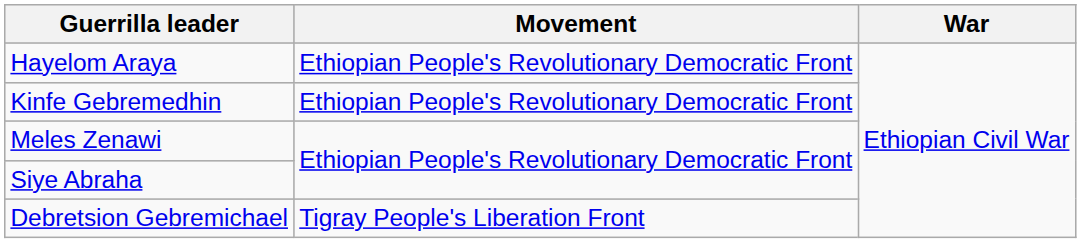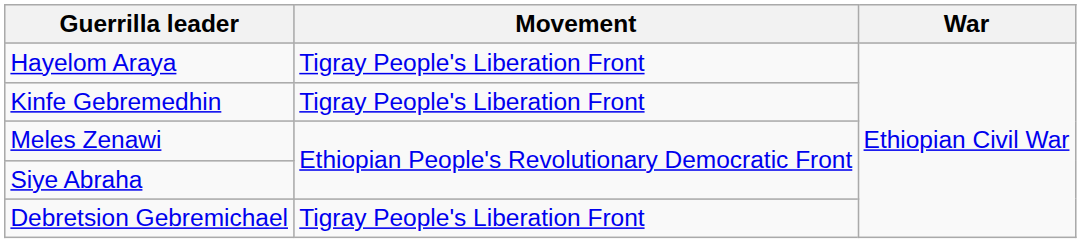(576, 62) Ethiopian People's Revolutionary Democratic Front -> (472, 62) Tigray People's Liberation Front
(576, 101) Ethiopian People's Revolutionary Democratic Front -> (472, 101) Tigray People's Liberation Front
